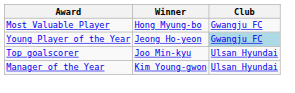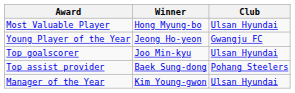(237, 25) Gwangju FC -> (244, 25) Ulsan Hyundai
(237, 39) lightblue background -> (237, 39) no background
+ row: (55, 67)
